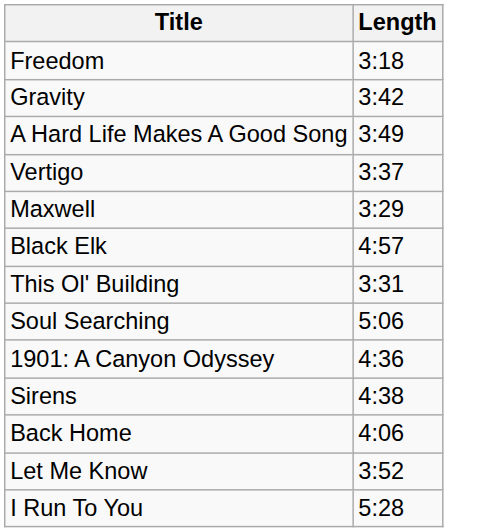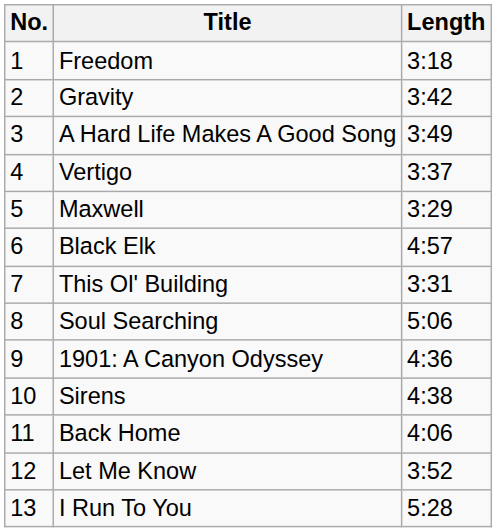+ column: (29, 23)
